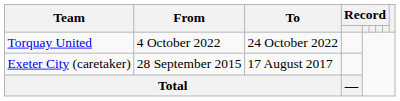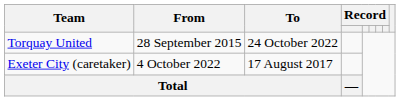(179, 42) 4 October 2022 -> (189, 42) 28 September 2015
(189, 63) 28 September 2015 -> (179, 63) 4 October 2022
